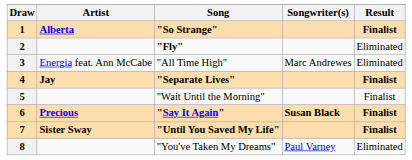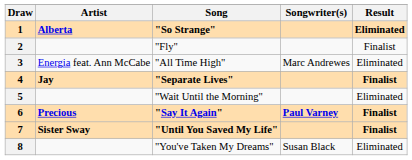(380, 29) Finalist -> (380, 29) Eliminated
(170, 46) bold -> (166, 46) normal
(380, 46) Eliminated -> (380, 46) Finalist
(380, 96) Finalist -> (380, 96) Eliminated
(312, 113) Susan Black -> (310, 113) Paul Varney
(310, 146) Paul Varney -> (309, 146) Susan Black
